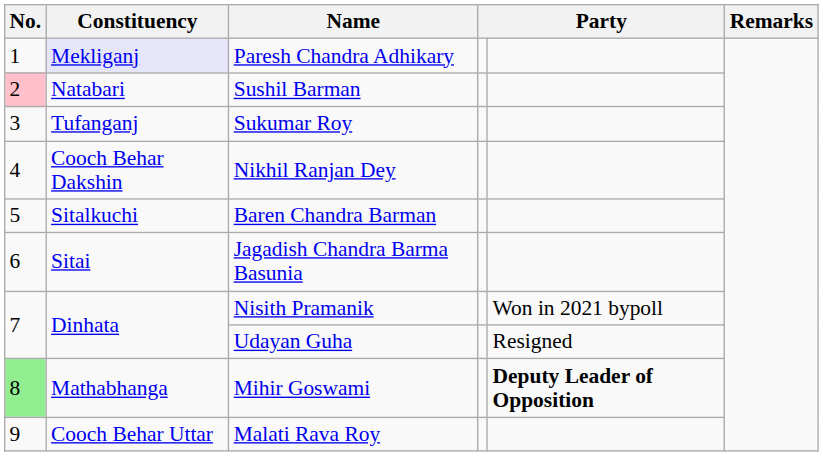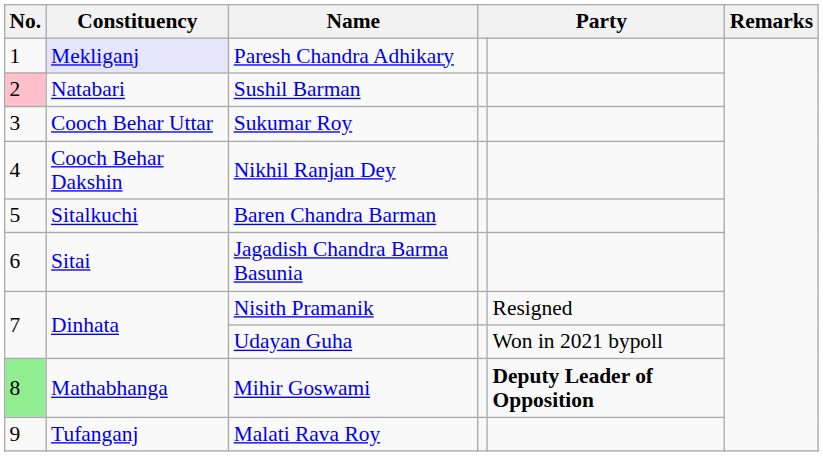(95, 123) Tufanganj -> (132, 123) Cooch Behar Uttar
(578, 307) Won in 2021 bypoll -> (532, 307) Resigned
(532, 341) Resigned -> (578, 341) Won in 2021 bypoll
(132, 433) Cooch Behar Uttar -> (95, 433) Tufanganj
